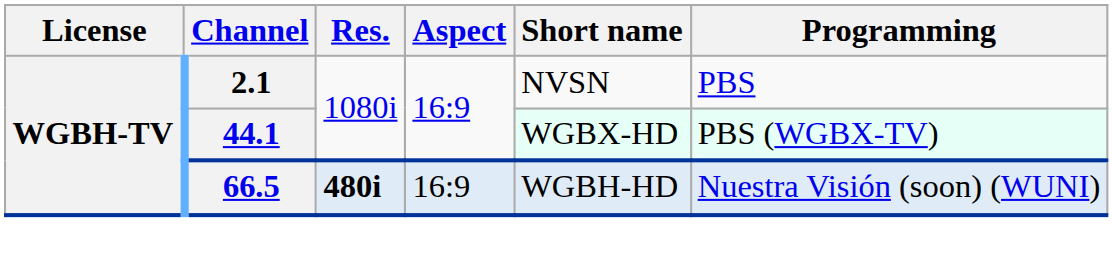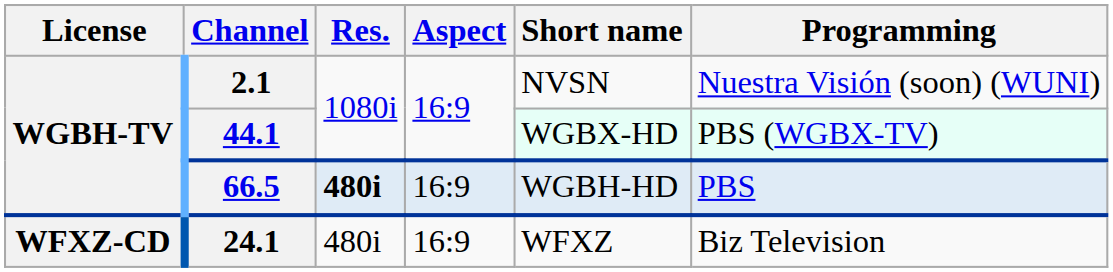(727, 81) PBS -> (899, 81) Nuestra Visión (soon) (WUNI)
(899, 186) Nuestra Visión (soon) (WUNI) -> (727, 186) PBS
+ row: (251, 240)
